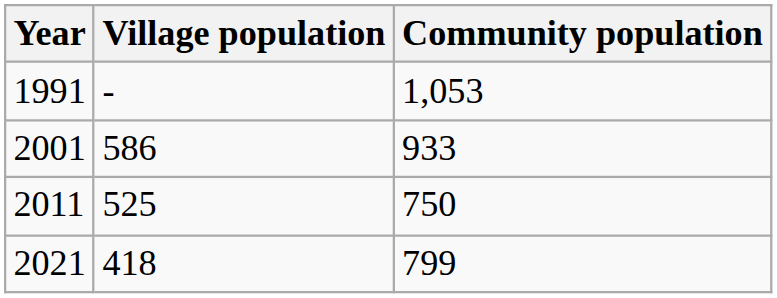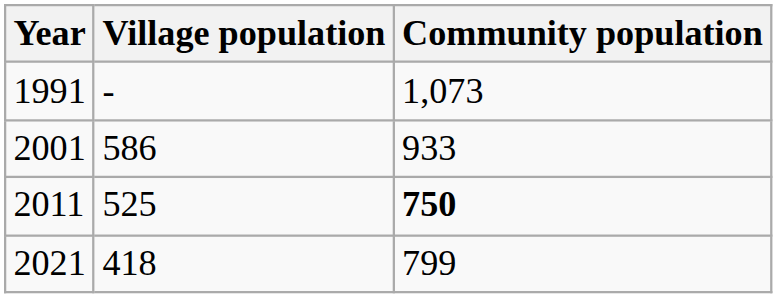(443, 90) 1,053 -> (443, 90) 1,073
(429, 205) normal -> (429, 205) bold
